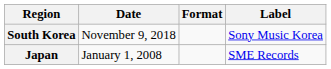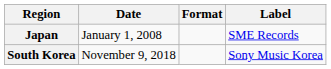rows swapped: (41, 54) <-> (41, 34)
